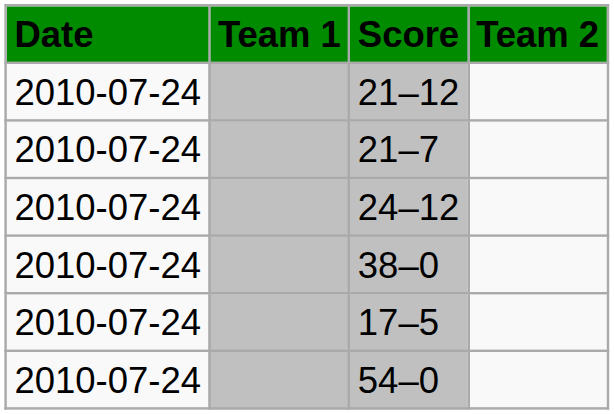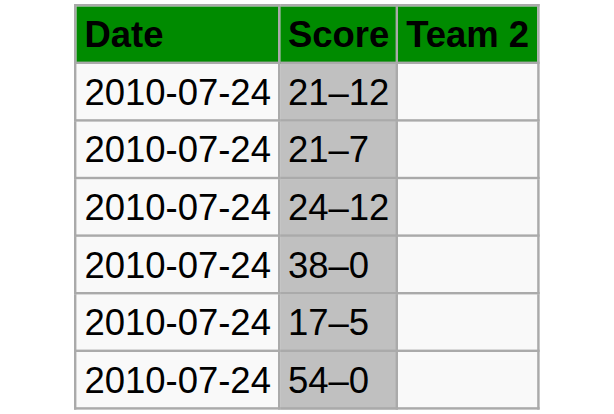- column: (279, 34)
